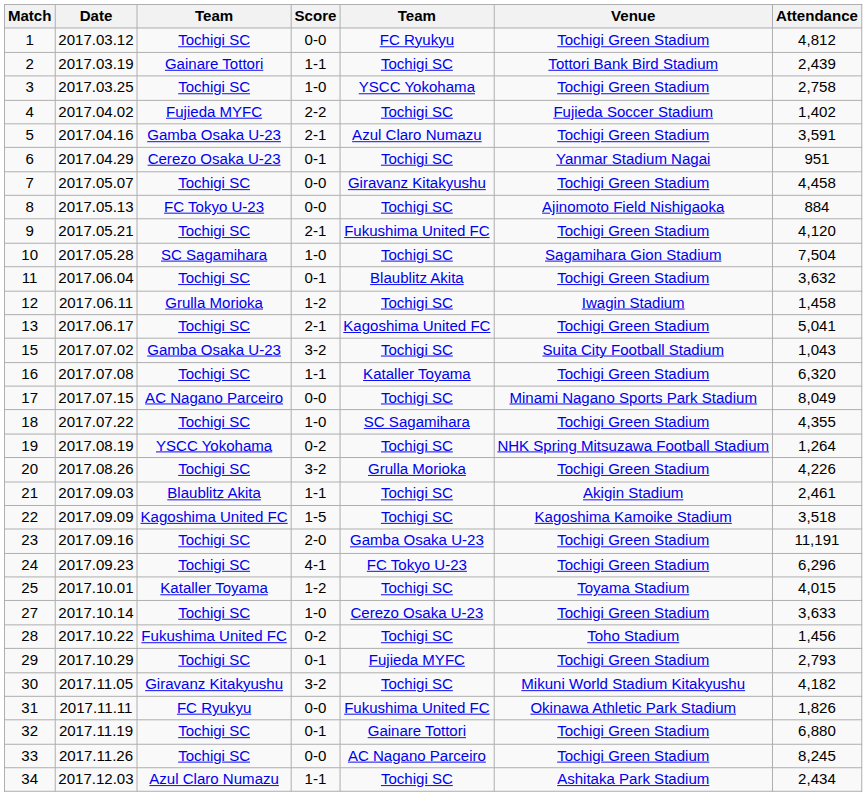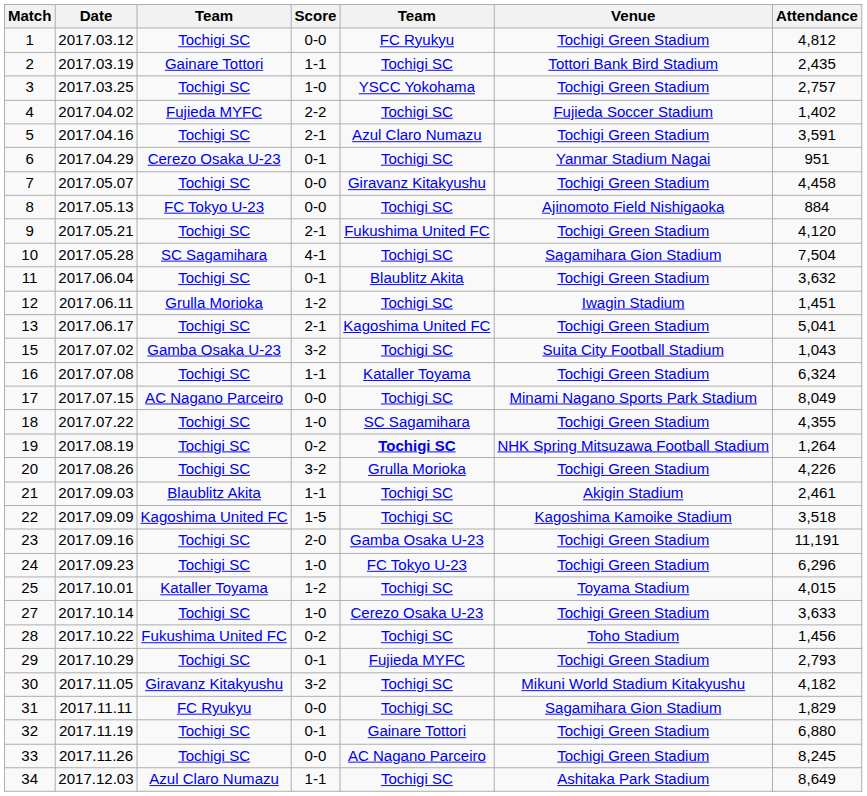(817, 64) 2,439 -> (817, 64) 2,435
(817, 87) 2,758 -> (817, 87) 2,757
(214, 135) Gamba Osaka U-23 -> (214, 135) Tochigi SC
(315, 254) 1-0 -> (315, 254) 4-1
(817, 302) 1,458 -> (817, 302) 1,451
(817, 374) 6,320 -> (817, 374) 6,324
(214, 445) YSCC Yokohama -> (214, 445) Tochigi SC
(417, 445) normal -> (417, 445) bold
(315, 565) 4-1 -> (315, 565) 1-0
(417, 708) Fukushima United FC -> (417, 708) Tochigi SC
(633, 708) Okinawa Athletic Park Stadium -> (633, 708) Sagamihara Gion Stadium
(817, 708) 1,826 -> (817, 708) 1,829
(817, 779) 2,434 -> (817, 779) 8,649
